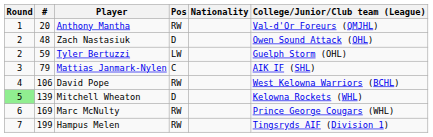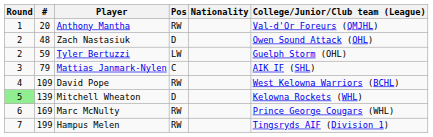(45, 82) 106 -> (45, 82) 109
